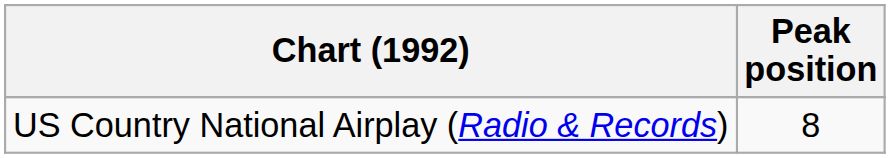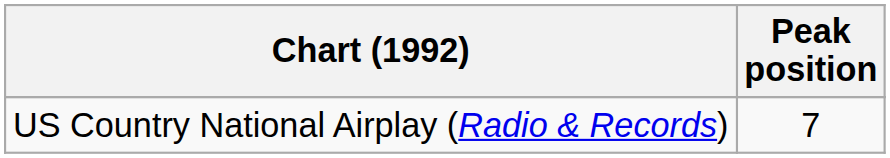(811, 124) 8 -> (811, 124) 7
